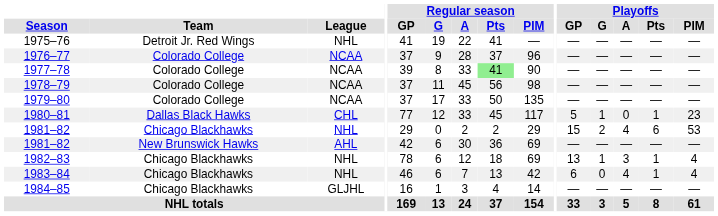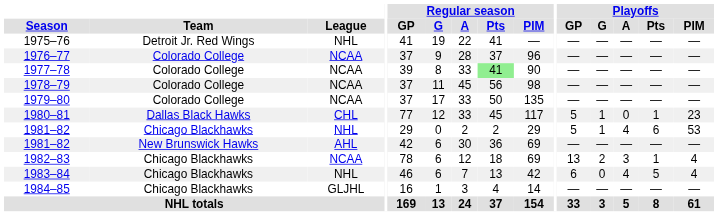(573, 129) 15 -> (573, 129) 5
(602, 129) 2 -> (602, 129) 1
(346, 159) NHL -> (346, 159) NCAA
(602, 159) 1 -> (602, 159) 2
(656, 174) 1 -> (656, 174) 5
